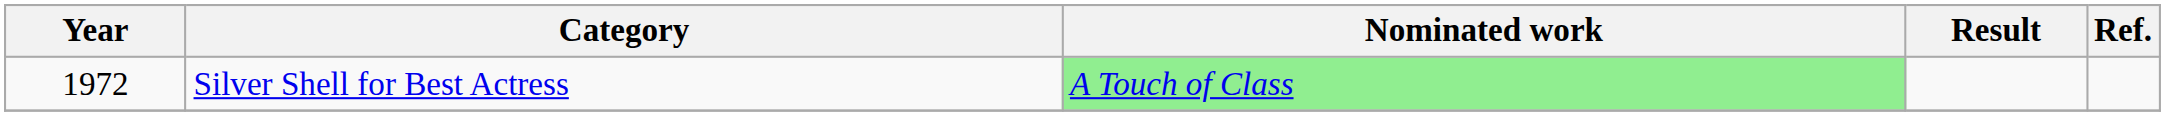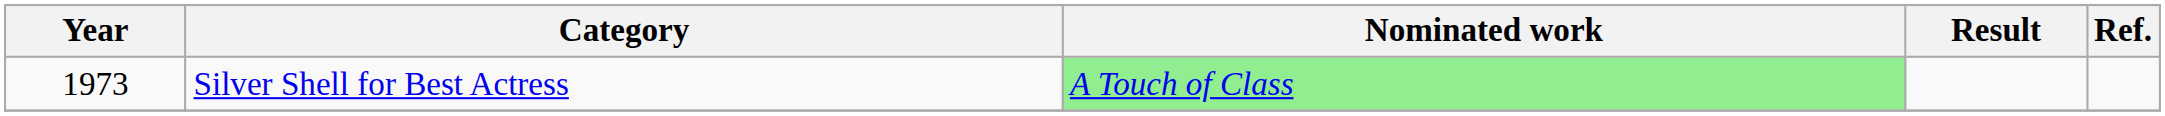(95, 83) 1972 -> (95, 83) 1973
